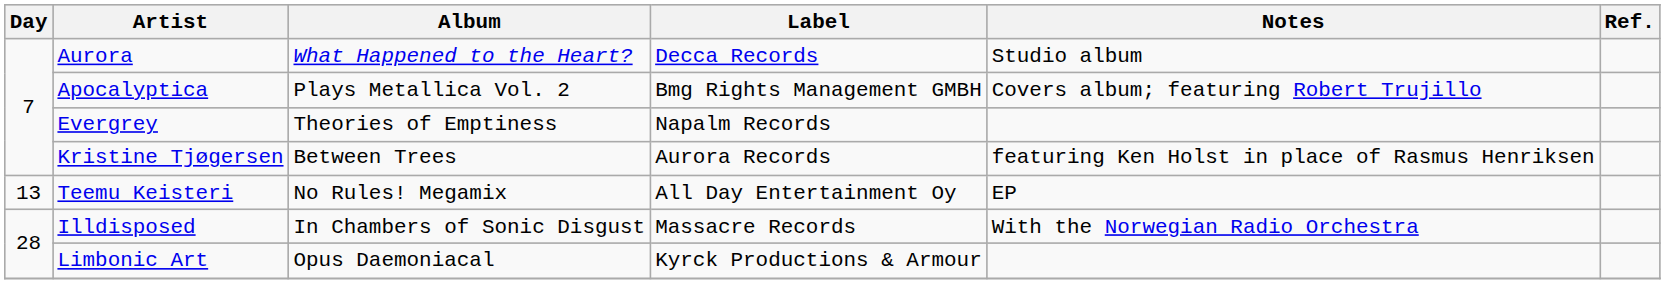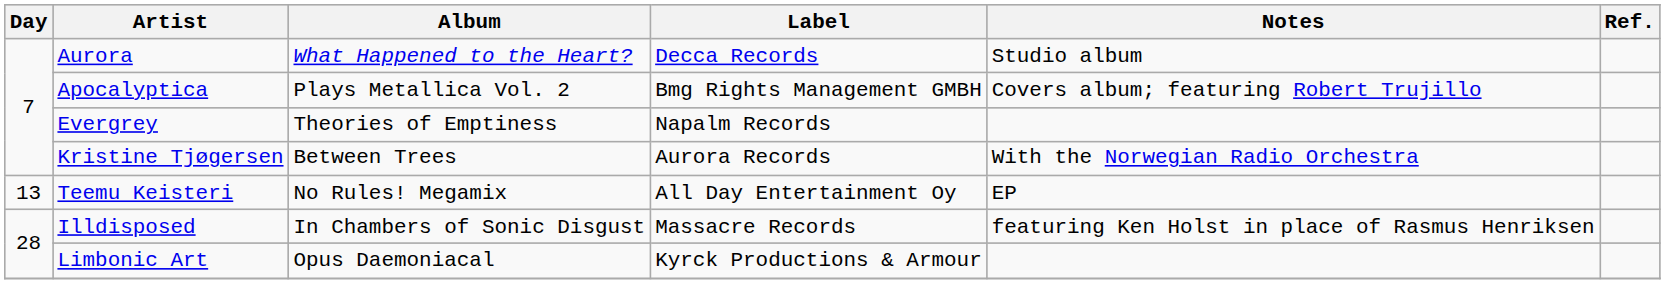(1293, 158) featuring Ken Holst in place of Rasmus Henriksen -> (1205, 158) With the Norwegian Radio Orchestra
(1205, 227) With the Norwegian Radio Orchestra -> (1293, 227) featuring Ken Holst in place of Rasmus Henriksen
